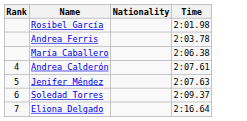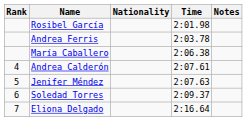+ column: (227, 11)
